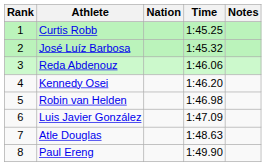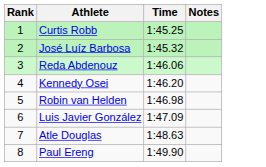- column: (164, 13)
